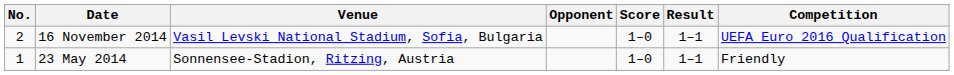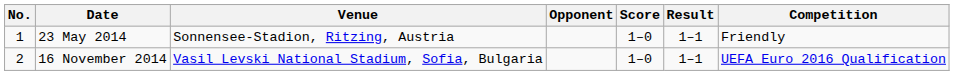rows swapped: (82, 59) <-> (102, 37)
